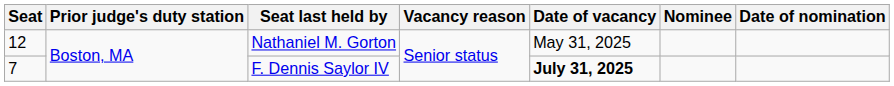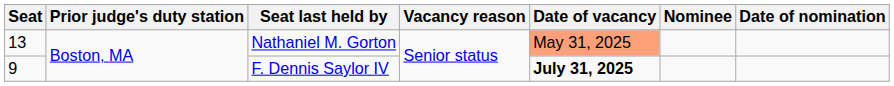(17, 42) 12 -> (17, 42) 13
(582, 42) no background -> (582, 42) lightsalmon background
(13, 68) 7 -> (13, 68) 9
